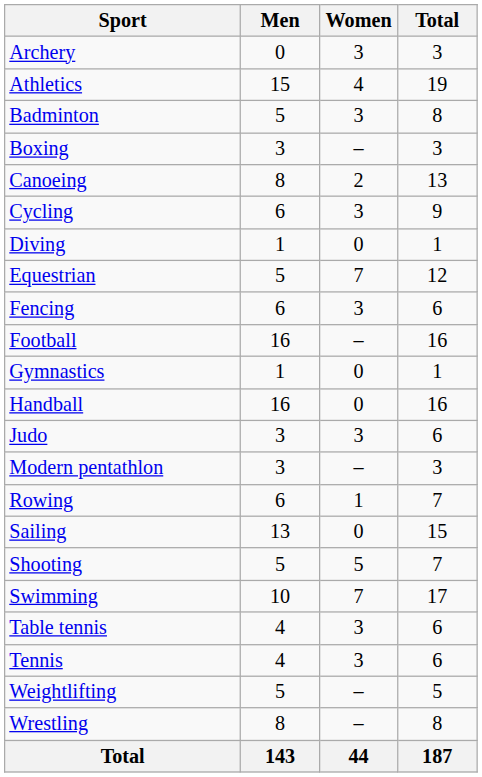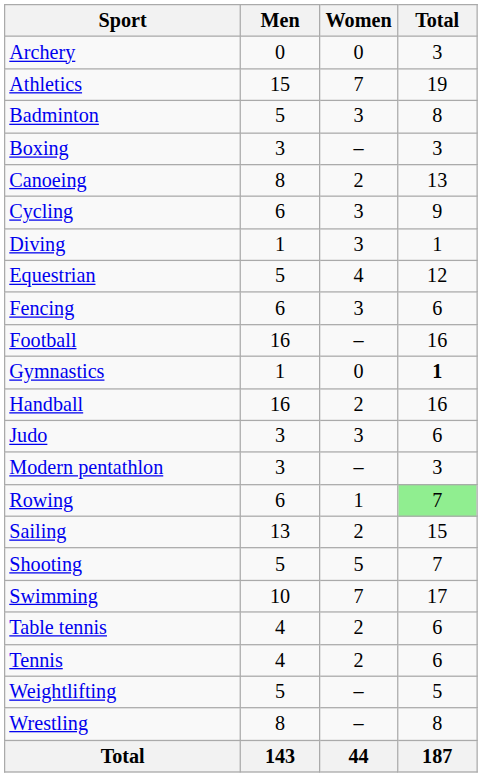(359, 52) 3 -> (359, 52) 0
(359, 84) 4 -> (359, 84) 7
(359, 244) 0 -> (359, 244) 3
(359, 276) 7 -> (359, 276) 4
(437, 372) normal -> (437, 372) bold
(359, 404) 0 -> (359, 404) 2
(437, 500) no background -> (437, 500) lightgreen background
(359, 532) 0 -> (359, 532) 2
(359, 627) 3 -> (359, 627) 2
(359, 659) 3 -> (359, 659) 2
